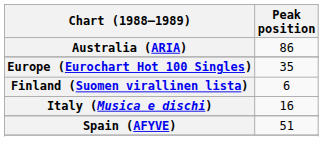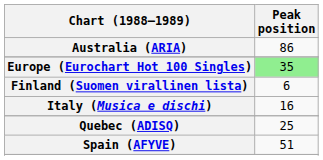(287, 67) no background -> (287, 67) lightgreen background
+ row: (130, 125)
